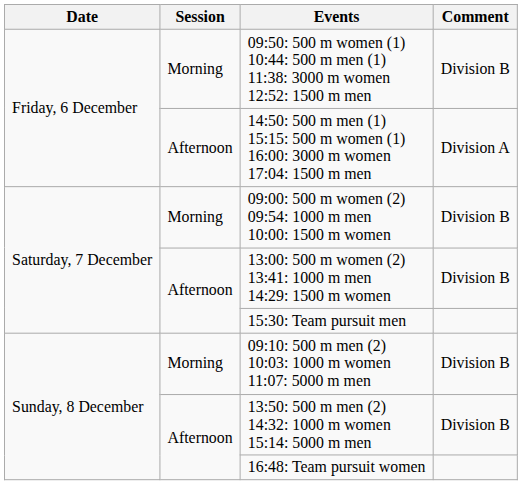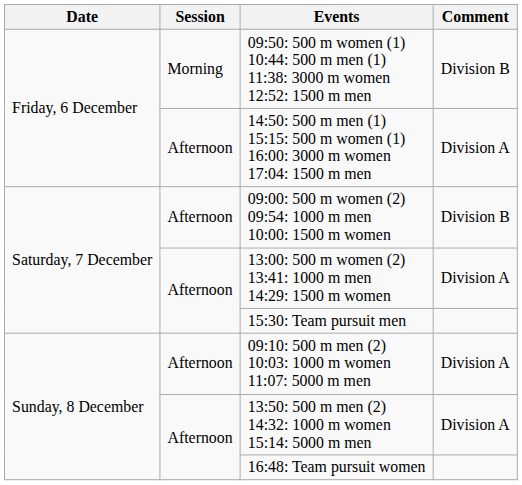(195, 217) Morning -> (200, 217) Afternoon
(475, 277) Division B -> (475, 277) Division A
(195, 363) Morning -> (200, 363) Afternoon
(475, 363) Division B -> (475, 363) Division A
(475, 424) Division B -> (475, 424) Division A
